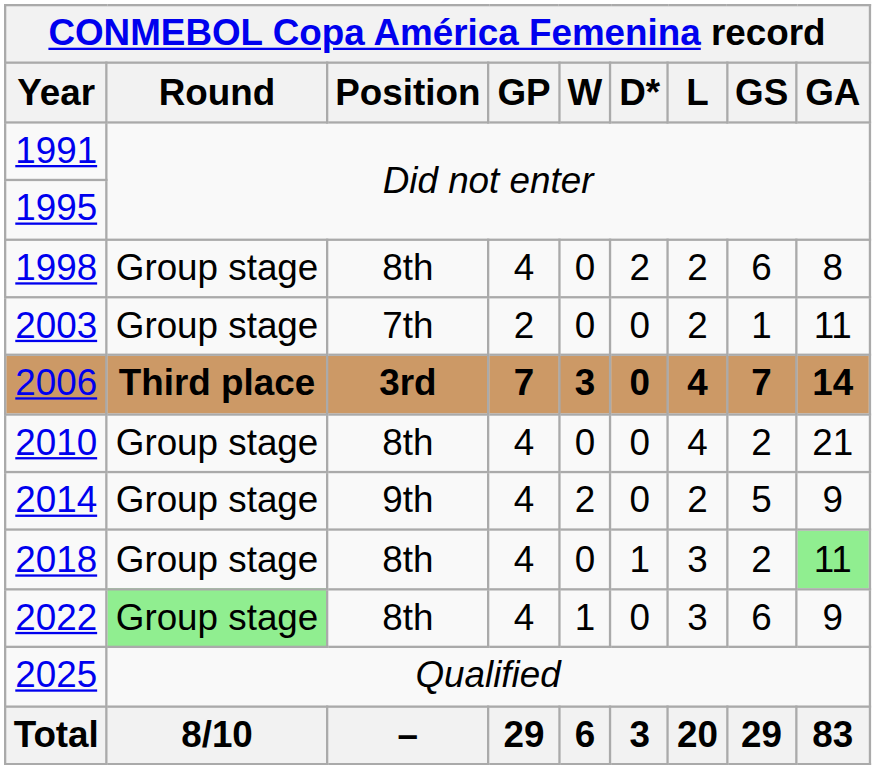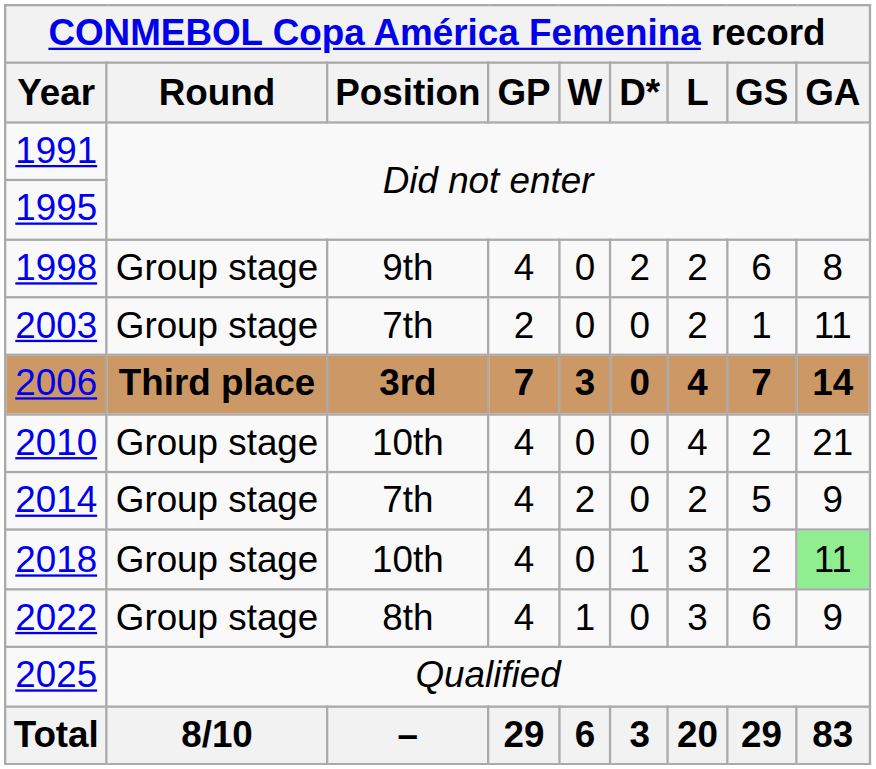(408, 267) 8th -> (408, 267) 9th
(408, 442) 8th -> (408, 442) 10th
(408, 500) 9th -> (408, 500) 7th
(408, 558) 8th -> (408, 558) 10th
(217, 617) lightgreen background -> (217, 617) no background
